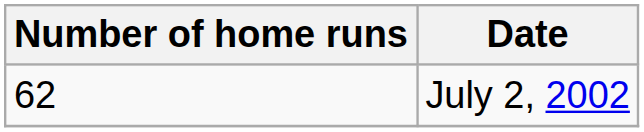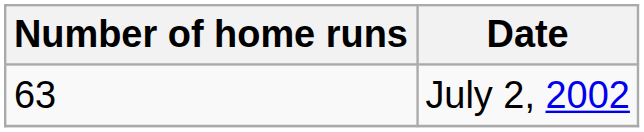(35, 94) 62 -> (35, 94) 63
